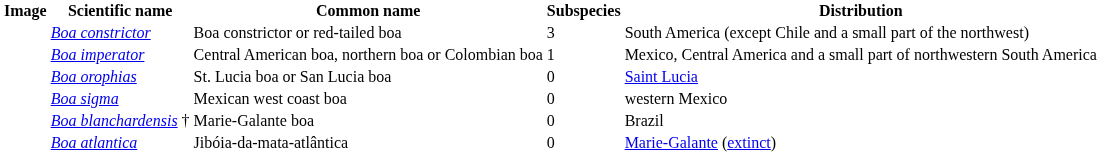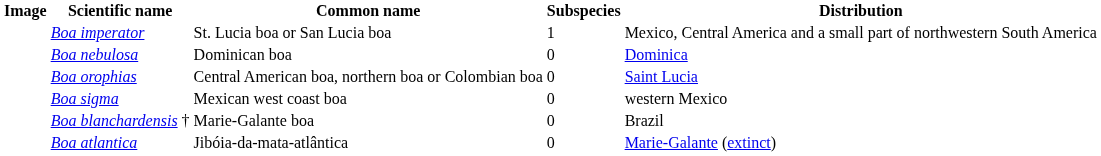- row: (101, 32)
(368, 54) Central American boa, northern boa or Colombian boa -> (292, 32) St. Lucia boa or San Lucia boa
+ row: (94, 54)
(292, 76) St. Lucia boa or San Lucia boa -> (368, 76) Central American boa, northern boa or Colombian boa
